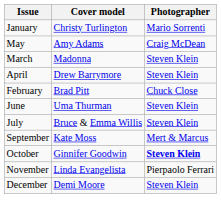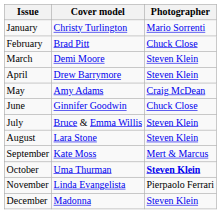rows swapped: (25, 91) <-> (16, 43)
(72, 59) Madonna -> (79, 59) Demi Moore
(83, 106) Uma Thurman -> (90, 106) Ginnifer Goodwin
(172, 106) Steven Klein -> (172, 106) Chuck Close
+ row: (21, 138)
(90, 153) Ginnifer Goodwin -> (83, 169) Uma Thurman
(79, 185) Demi Moore -> (72, 201) Madonna
